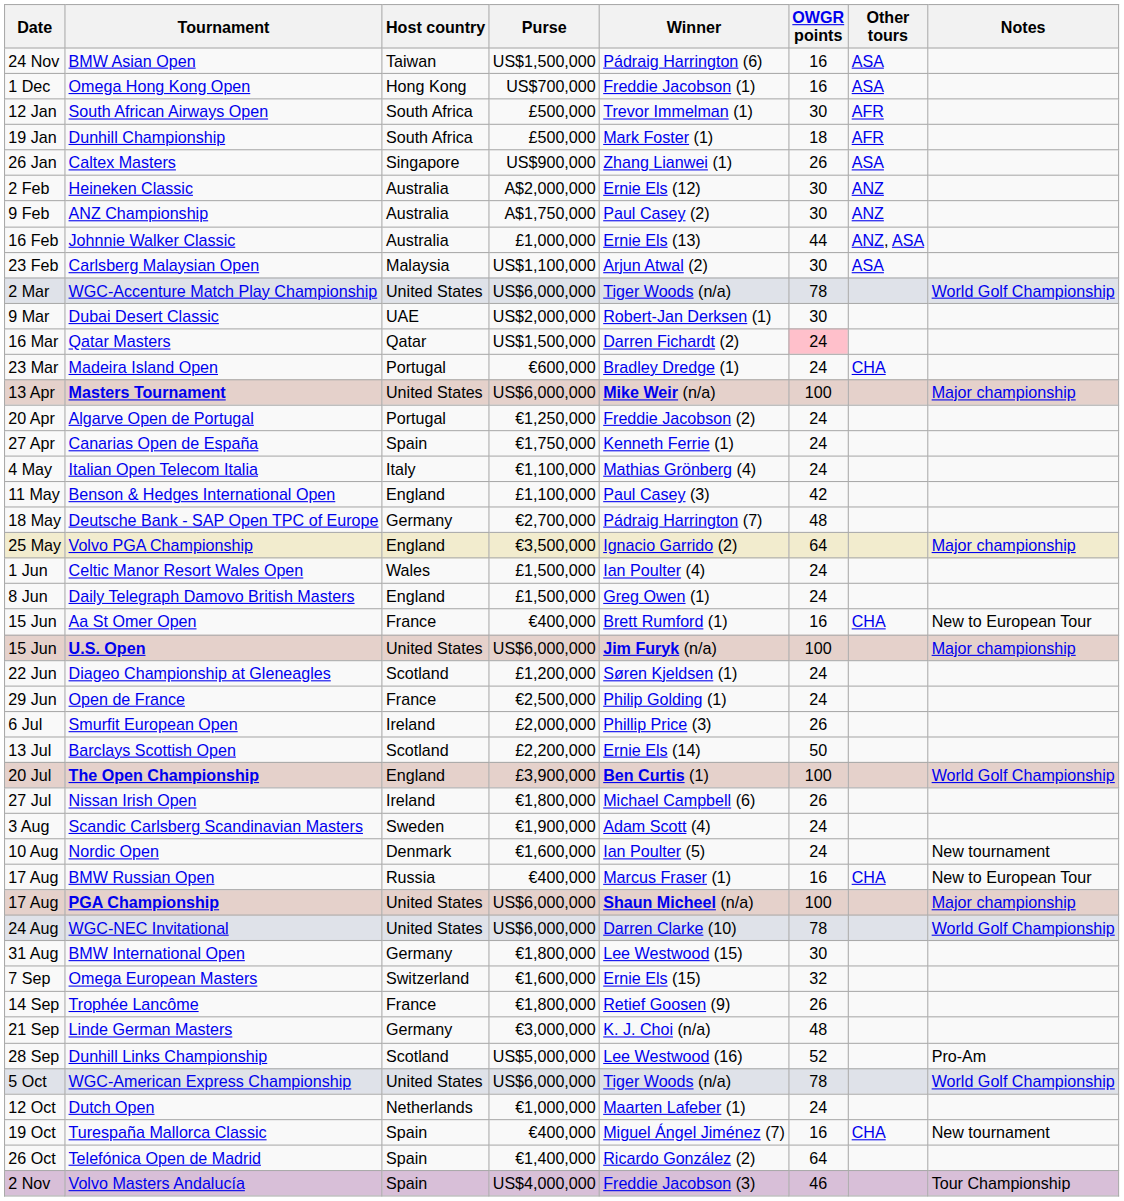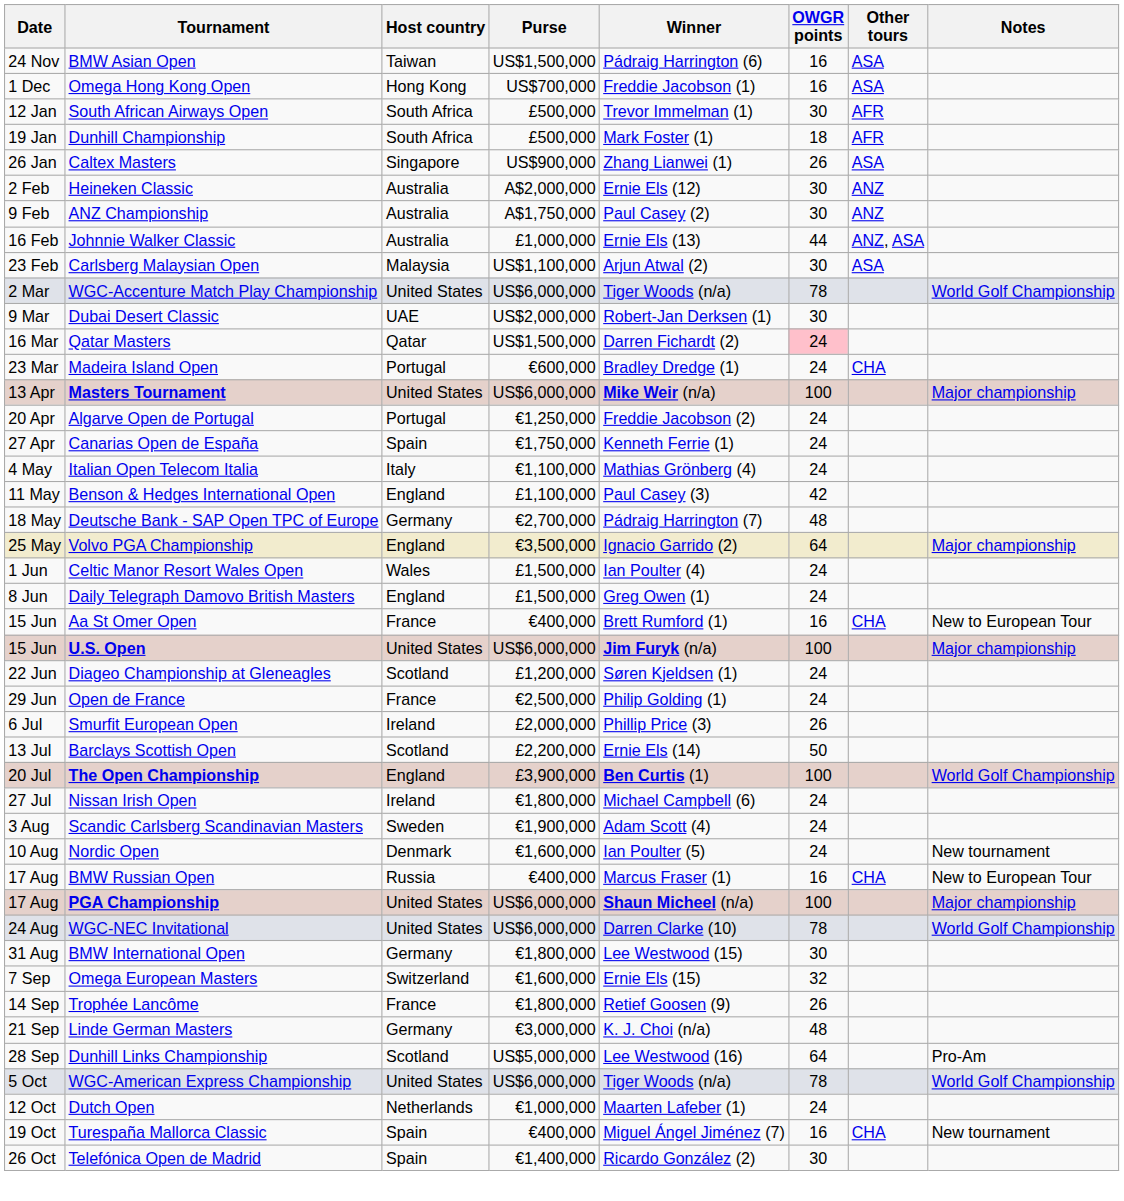(818, 801) 26 -> (818, 801) 24
(818, 1056) 52 -> (818, 1056) 64
(818, 1158) 64 -> (818, 1158) 30
- row: (157, 1183)
